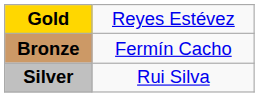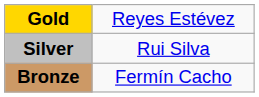rows swapped: (48, 77) <-> (48, 48)
